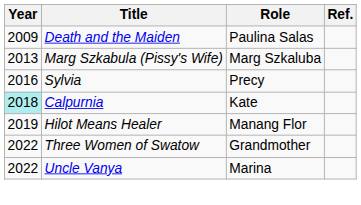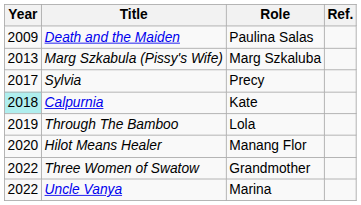(23, 80) 2016 -> (23, 80) 2017
+ row: (111, 124)
(23, 124) 2019 -> (23, 146) 2020
